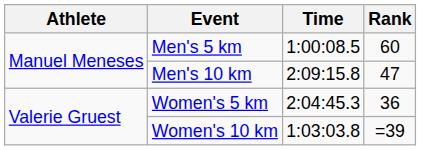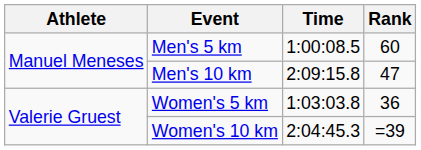(323, 103) 2:04:45.3 -> (323, 103) 1:03:03.8
(323, 131) 1:03:03.8 -> (323, 131) 2:04:45.3
